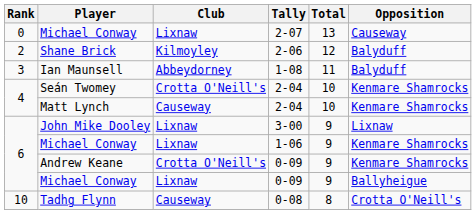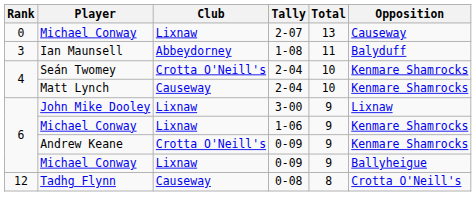- row: (78, 51)
(21, 200) 10 -> (21, 182) 12
